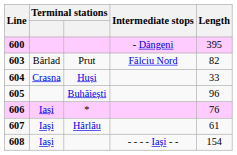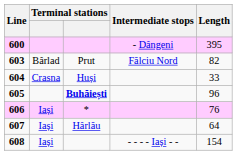(87, 93) normal -> (86, 93) bold
(214, 126) 61 -> (214, 126) 64
